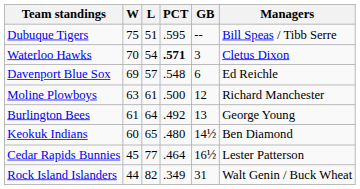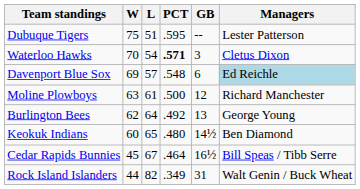(279, 34) Bill Speas / Tibb Serre -> (263, 34) Lester Patterson
(250, 74) no background -> (250, 74) lightblue background
(132, 114) 61 -> (132, 114) 62
(151, 154) 77 -> (151, 154) 67
(263, 154) Lester Patterson -> (279, 154) Bill Speas / Tibb Serre
